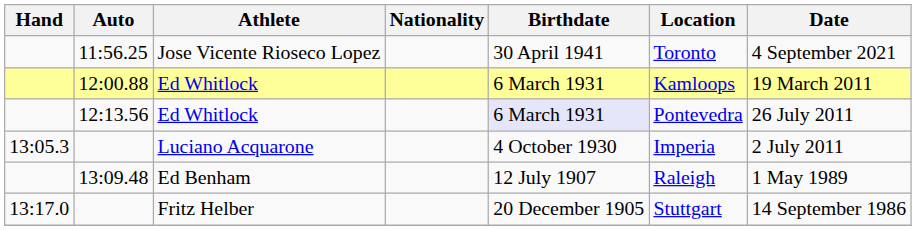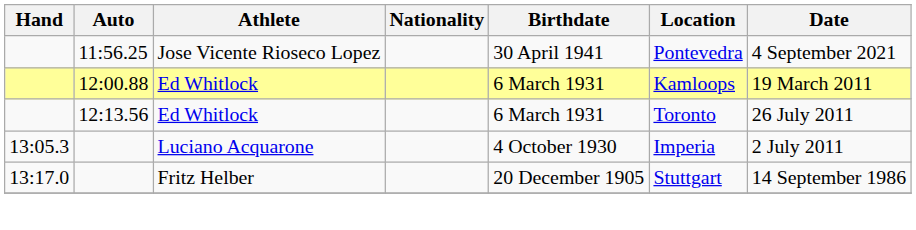(685, 51) Toronto -> (698, 51) Pontevedra
(549, 114) lavender background -> (549, 114) no background
(698, 114) Pontevedra -> (685, 114) Toronto
- row: (113, 177)
